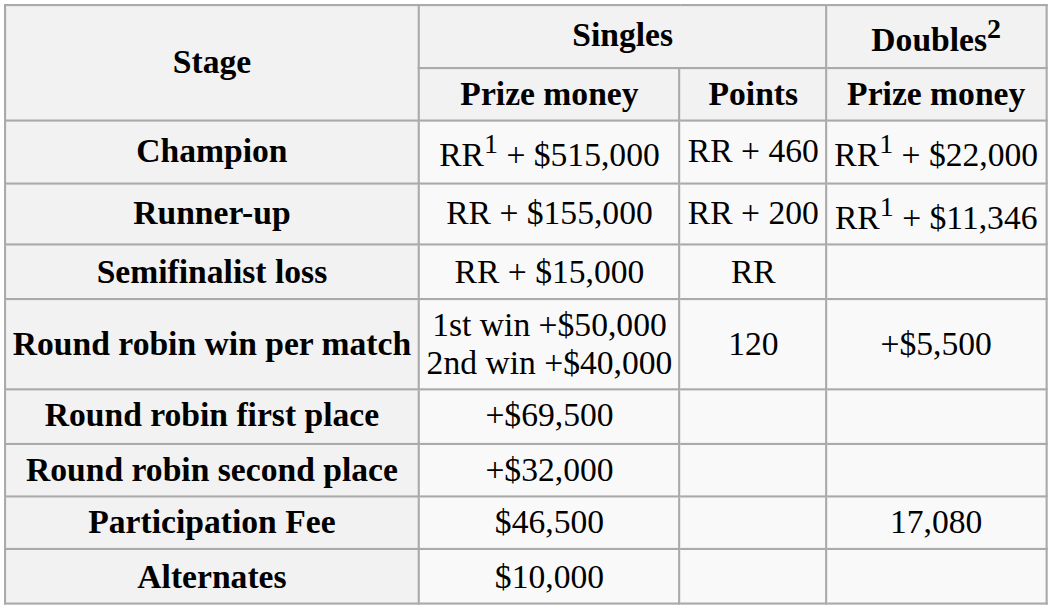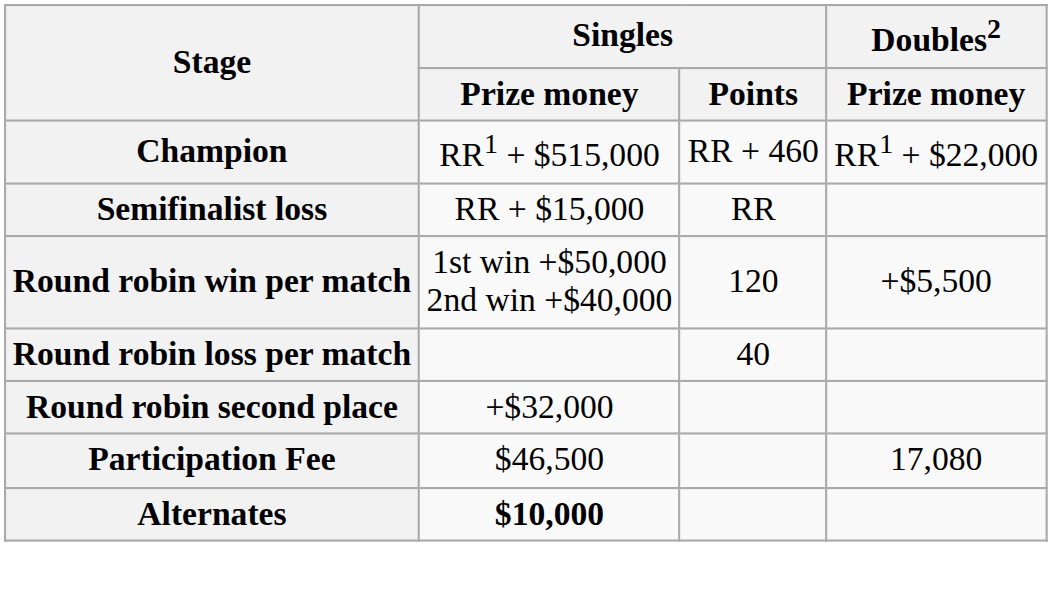- row: (212, 213)
+ row: (212, 353)
- row: (212, 415)
(549, 575) normal -> (549, 513) bold
